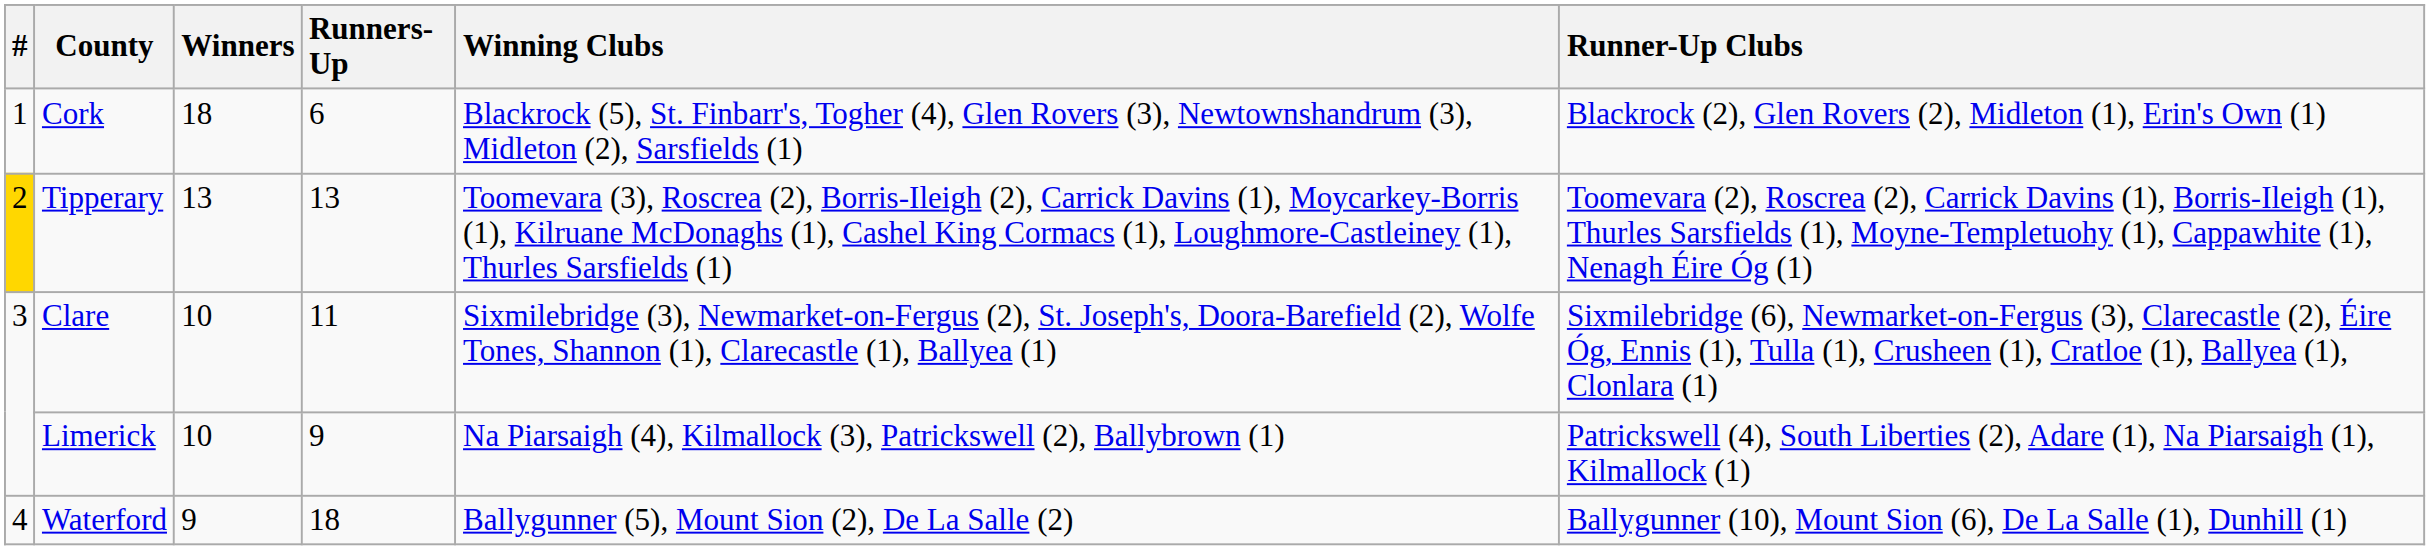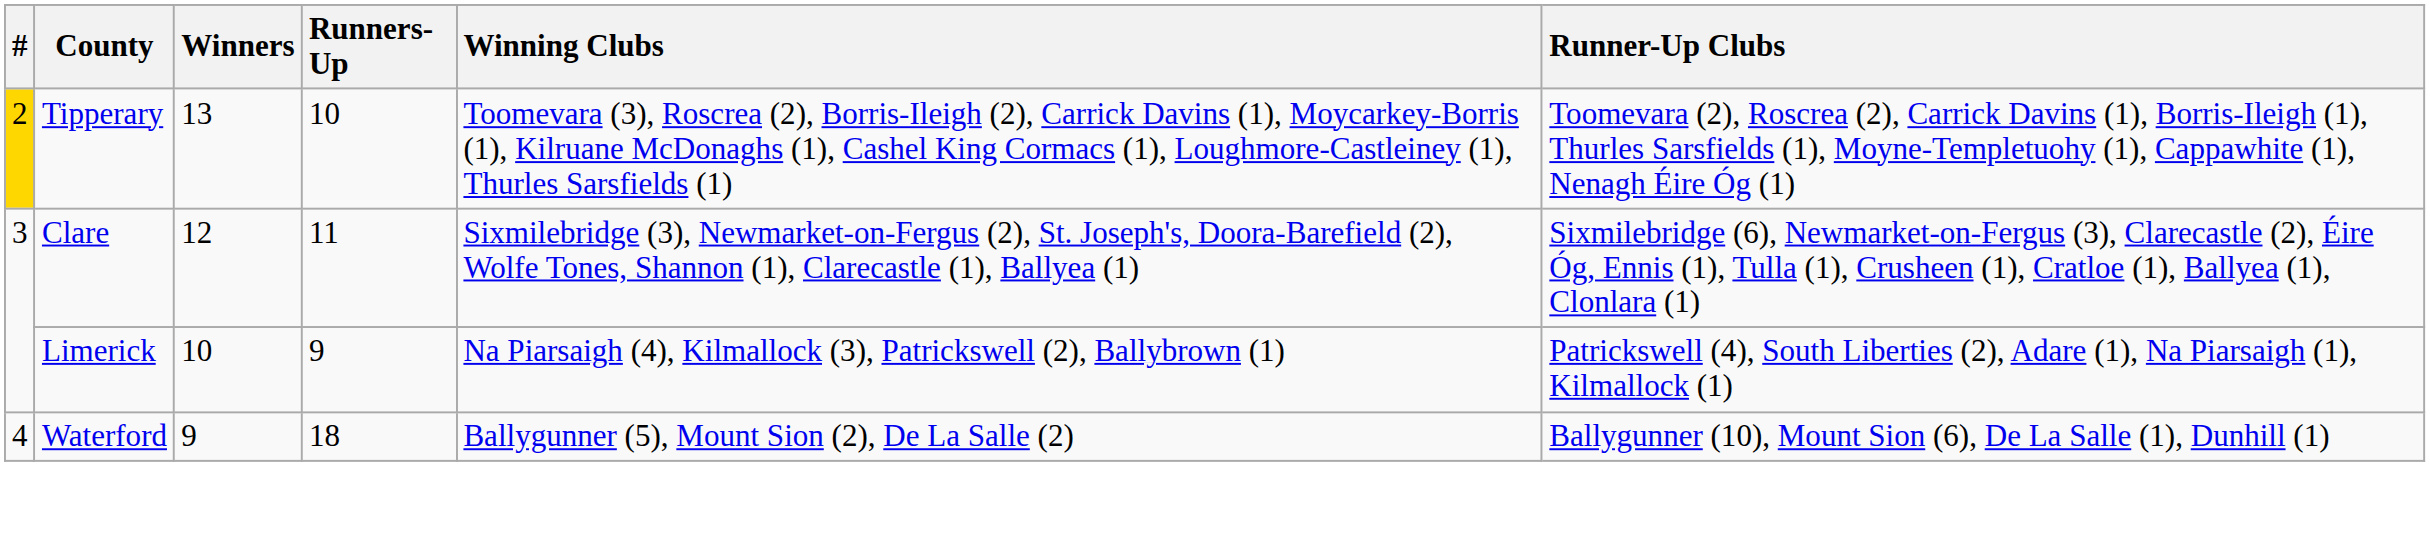- row: (73, 113)
(324, 197) 13 -> (324, 113) 10
(197, 316) 10 -> (197, 232) 12
